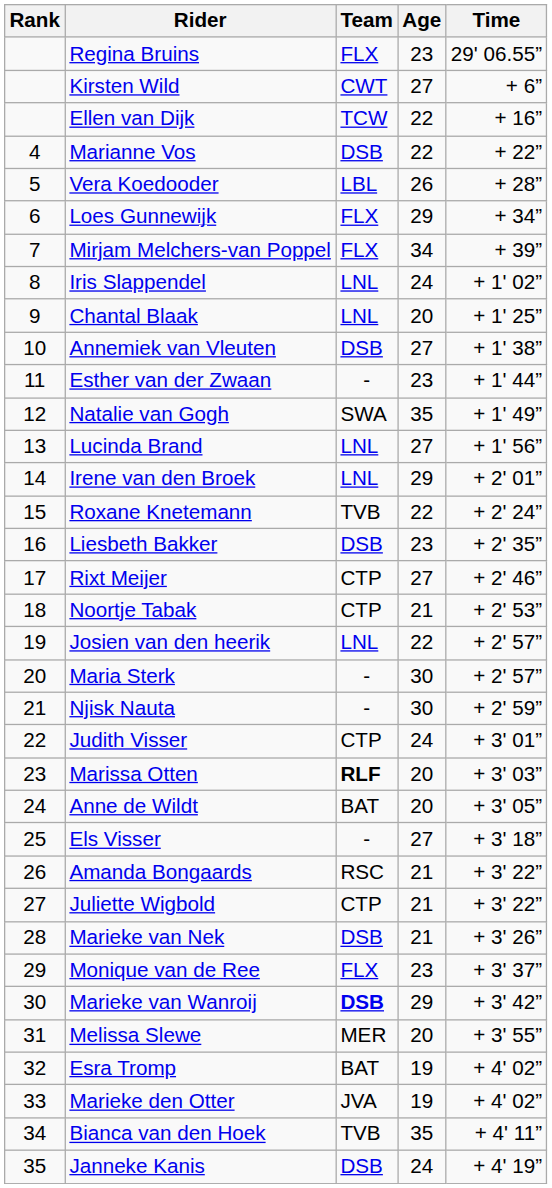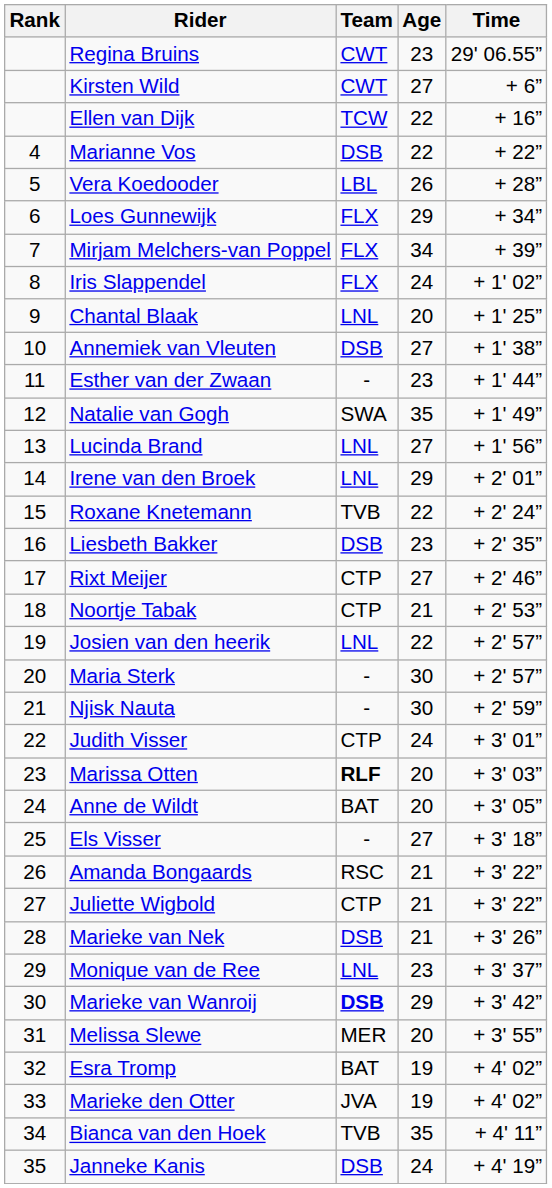(359, 53) FLX -> (364, 53) CWT
(359, 282) LNL -> (359, 282) FLX
(359, 970) FLX -> (359, 970) LNL
